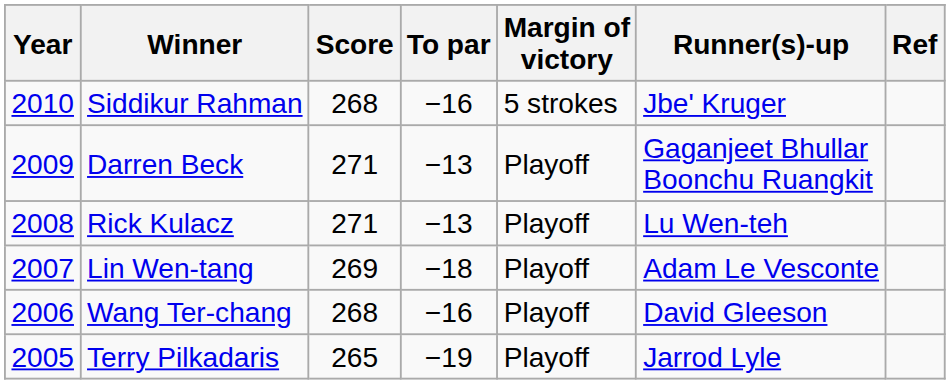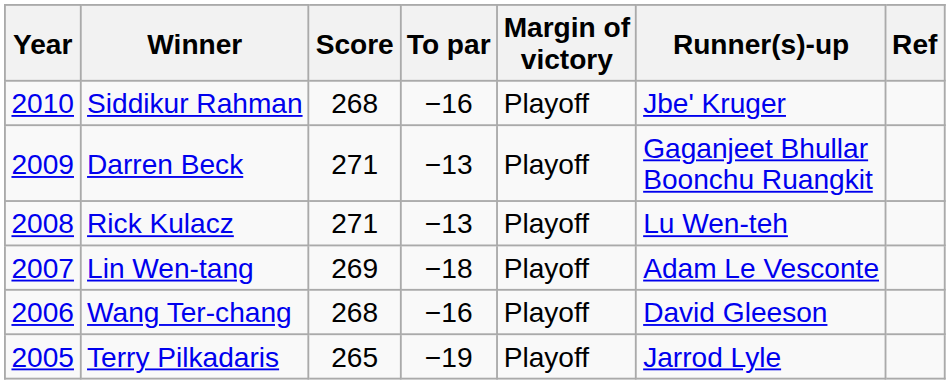(561, 103) 5 strokes -> (546, 103) Playoff
